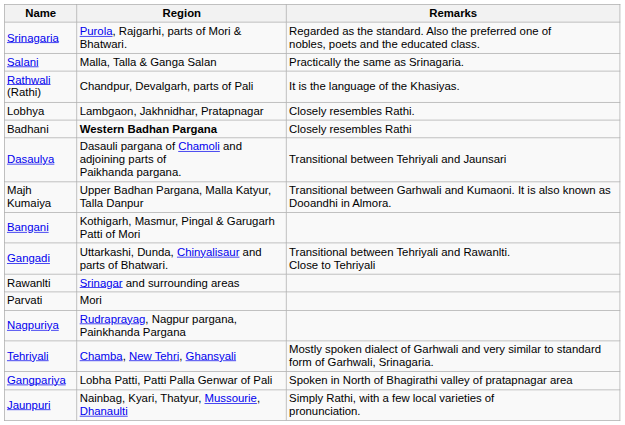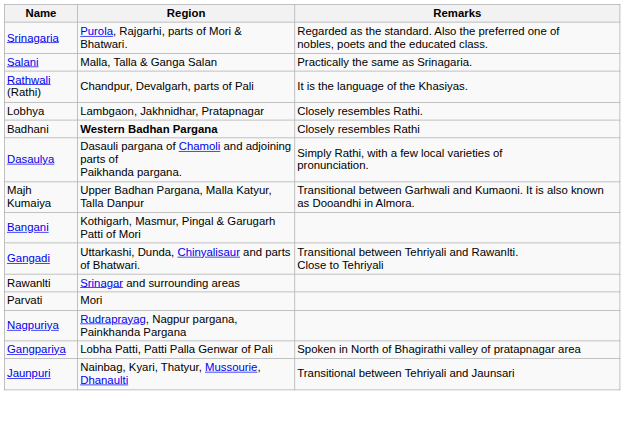(398, 159) Transitional between Tehriyali and Jaunsari -> (400, 159) Simply Rathi, with a few local varieties of pronunciation.
- row: (28, 356)
(392, 405) Simply Rathi, with a few local varieties of pronunciation. -> (406, 374) Transitional between Tehriyali and Jaunsari
